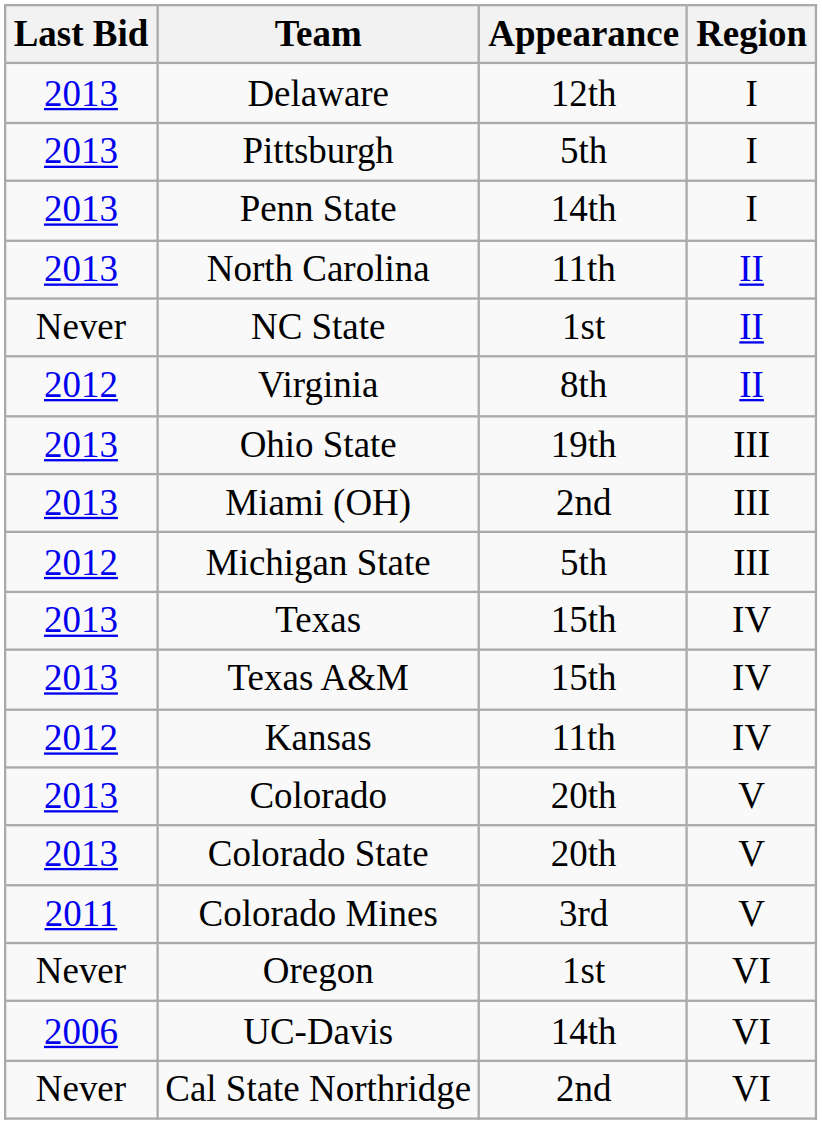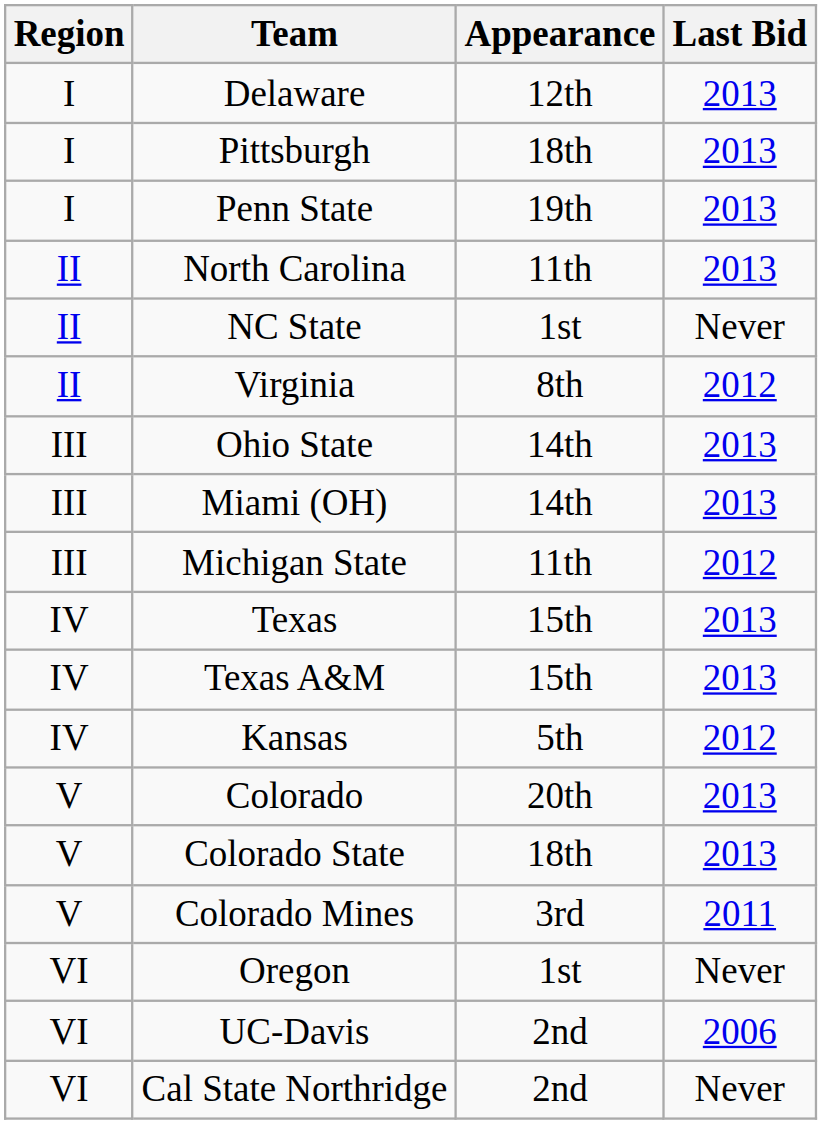columns swapped: (752, 33) <-> (81, 33)
(584, 151) 5th -> (560, 151) 18th
(584, 209) 14th -> (560, 209) 19th
(584, 444) 19th -> (560, 444) 14th
(584, 502) 2nd -> (560, 502) 14th
(584, 561) 5th -> (560, 561) 11th
(584, 737) 11th -> (560, 737) 5th
(584, 854) 20th -> (560, 854) 18th
(584, 1030) 14th -> (560, 1030) 2nd
